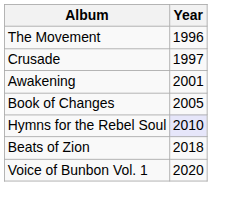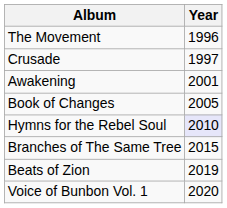+ row: (95, 147)
(188, 147) 2018 -> (203, 170) 2019
